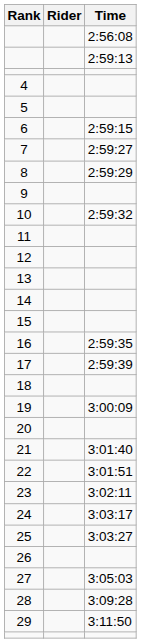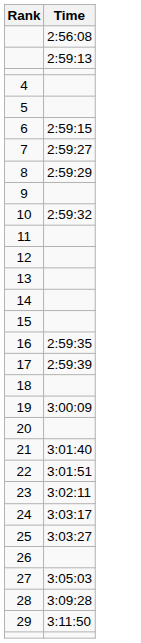- column: (64, 15)
